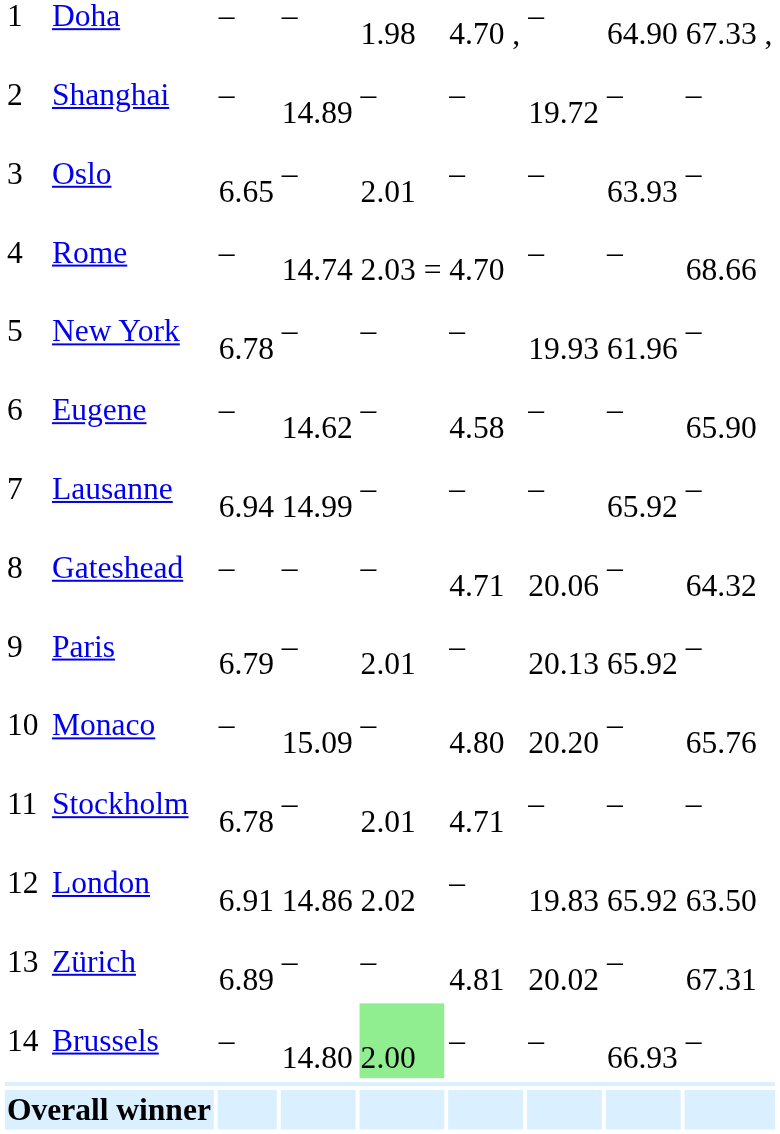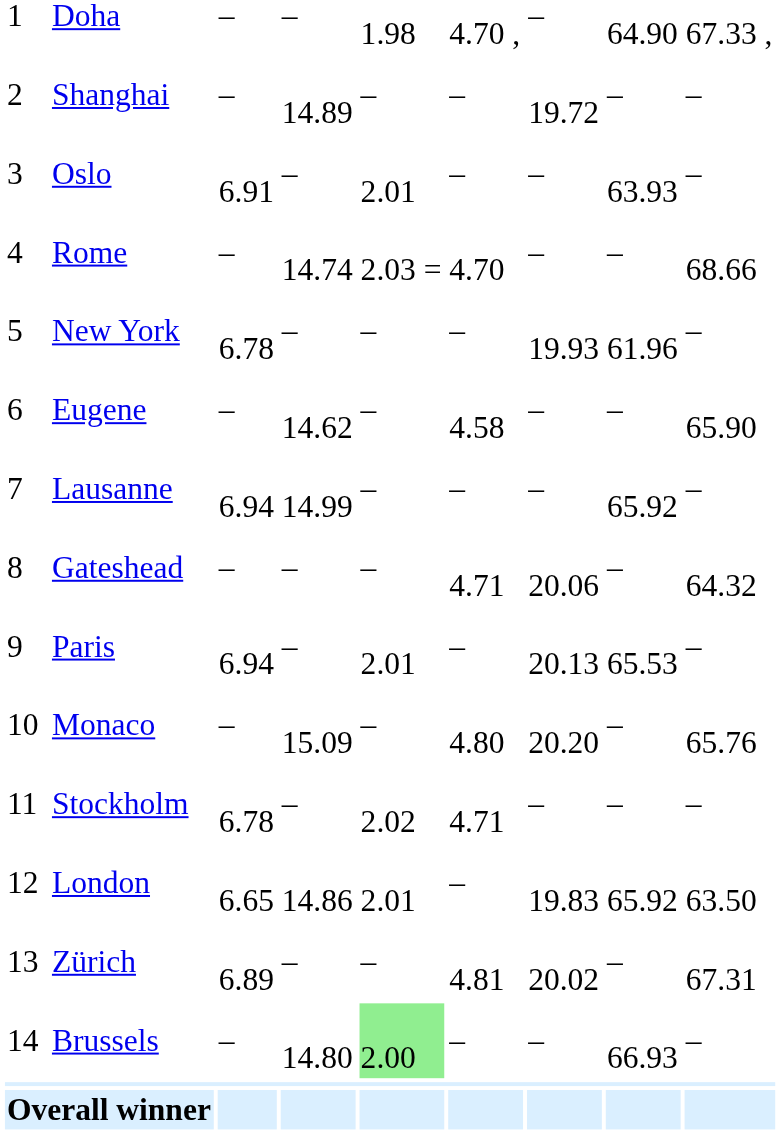(246, 191) 6.65 -> (246, 191) 6.91
(246, 664) 6.79 -> (246, 664) 6.94
(642, 664) 65.92 -> (642, 664) 65.53
(388, 821) 2.01 -> (388, 821) 2.02
(246, 900) 6.91 -> (246, 900) 6.65
(388, 900) 2.02 -> (388, 900) 2.01
